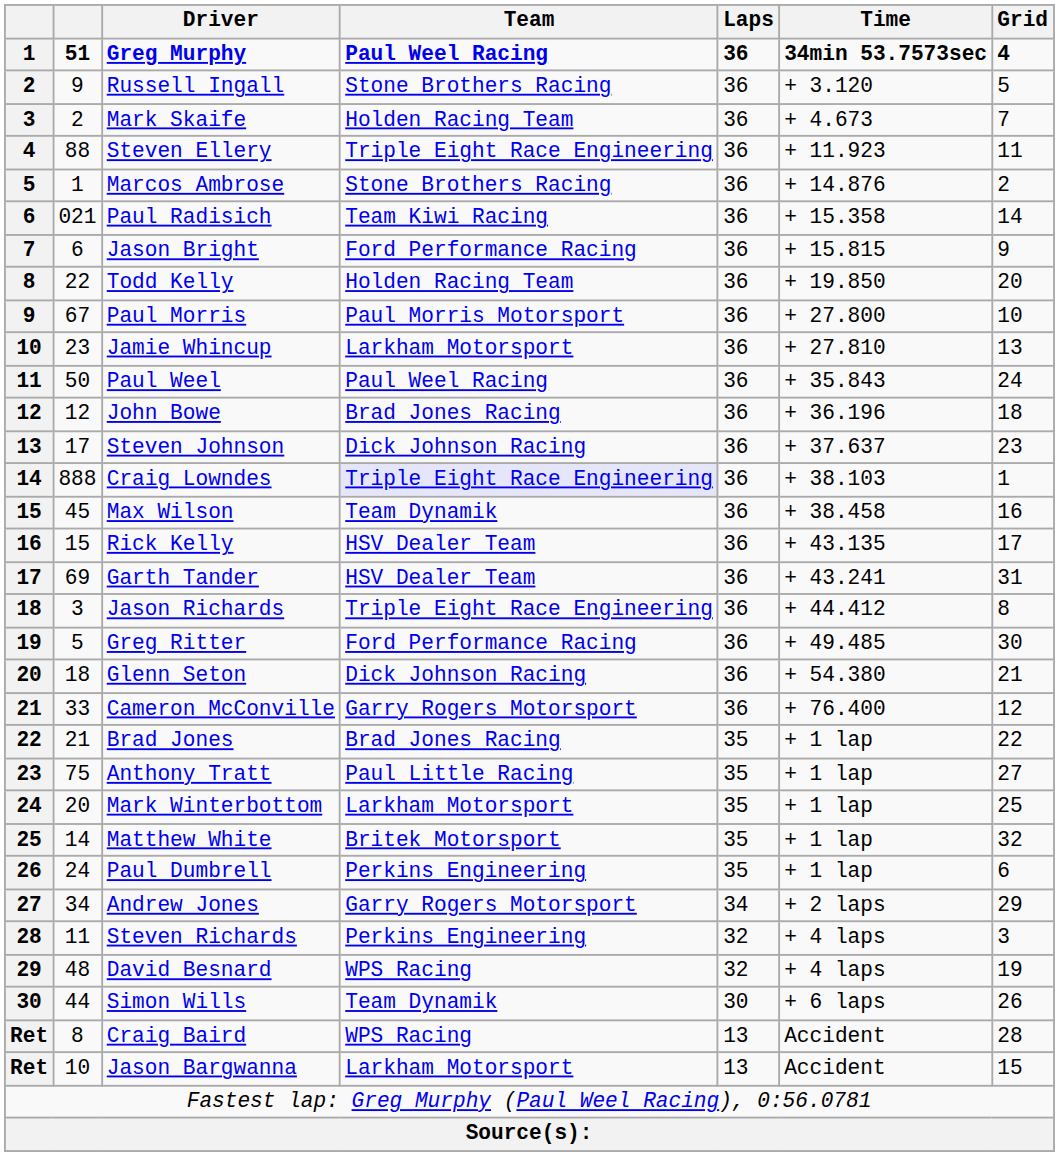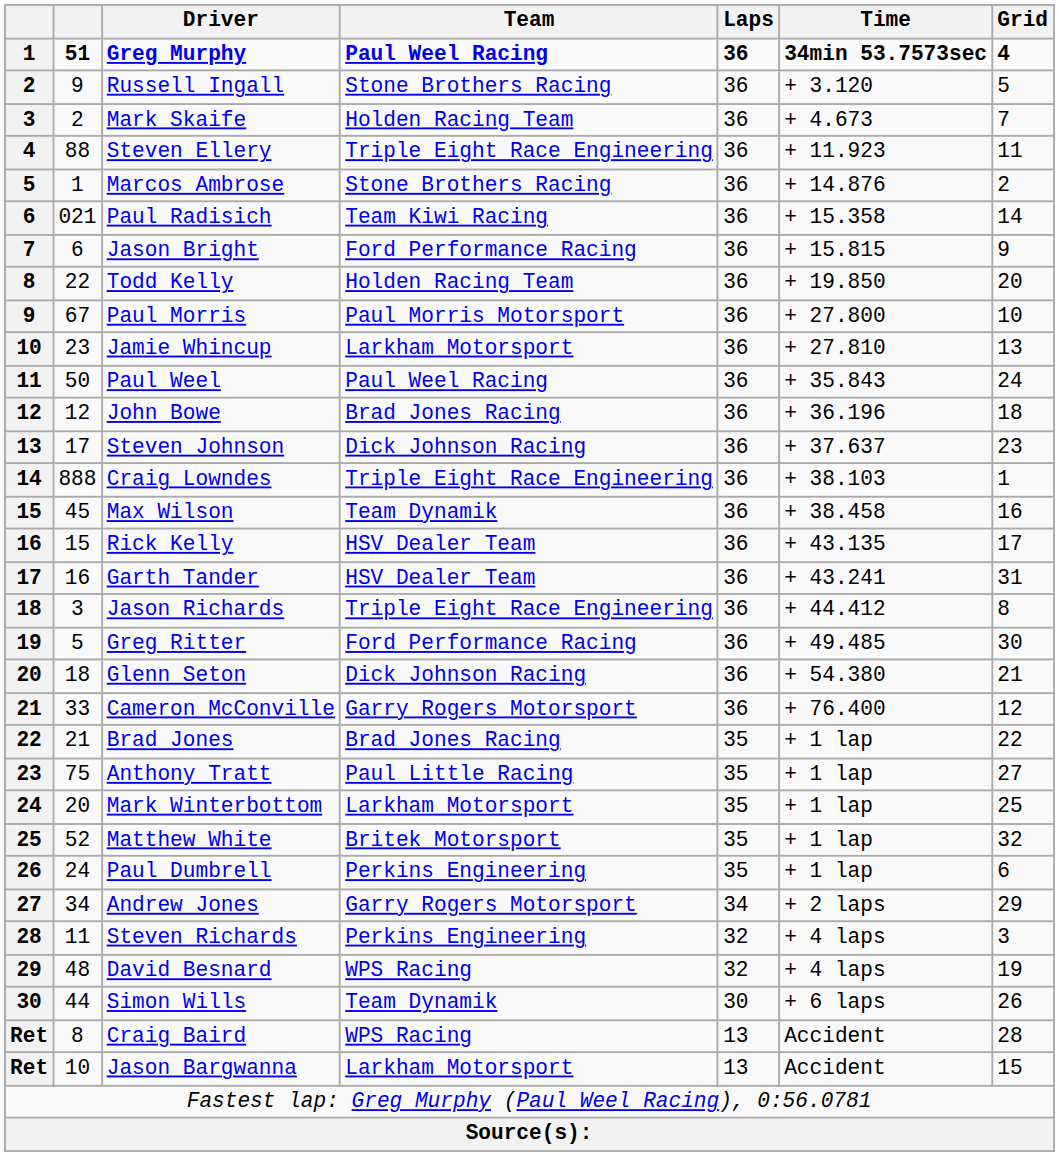(529, 480) lavender background -> (529, 480) no background
(77, 578) 69 -> (77, 578) 16
(77, 840) 14 -> (77, 840) 52
